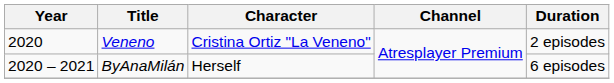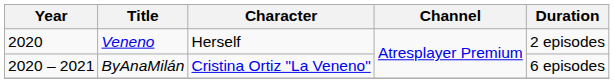(281, 41) Cristina Ortiz "La Veneno" -> (216, 41) Herself
(216, 66) Herself -> (281, 66) Cristina Ortiz "La Veneno"
